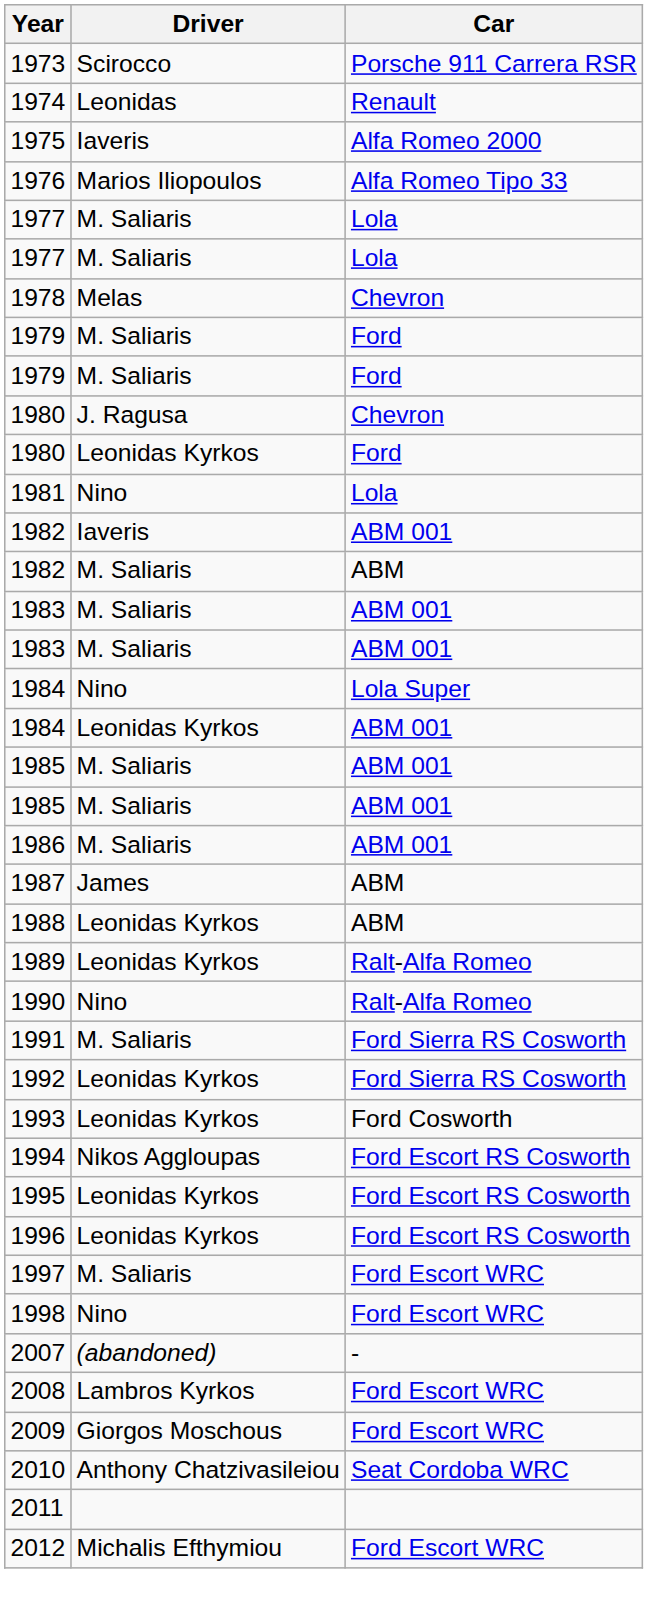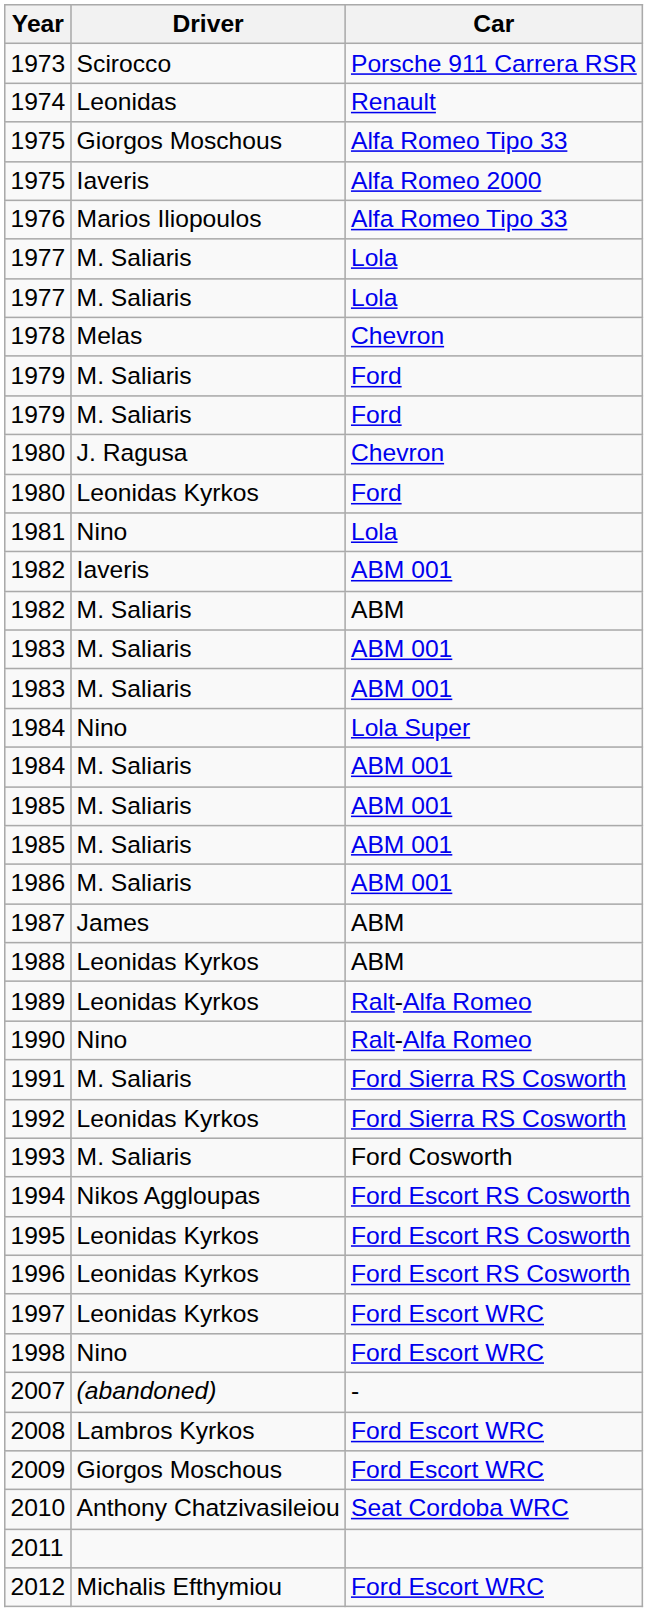+ row: (38, 141)
(168, 727) Leonidas Kyrkos -> (134, 766) M. Saliaris
(168, 1118) Leonidas Kyrkos -> (134, 1157) M. Saliaris
(134, 1274) M. Saliaris -> (168, 1313) Leonidas Kyrkos
